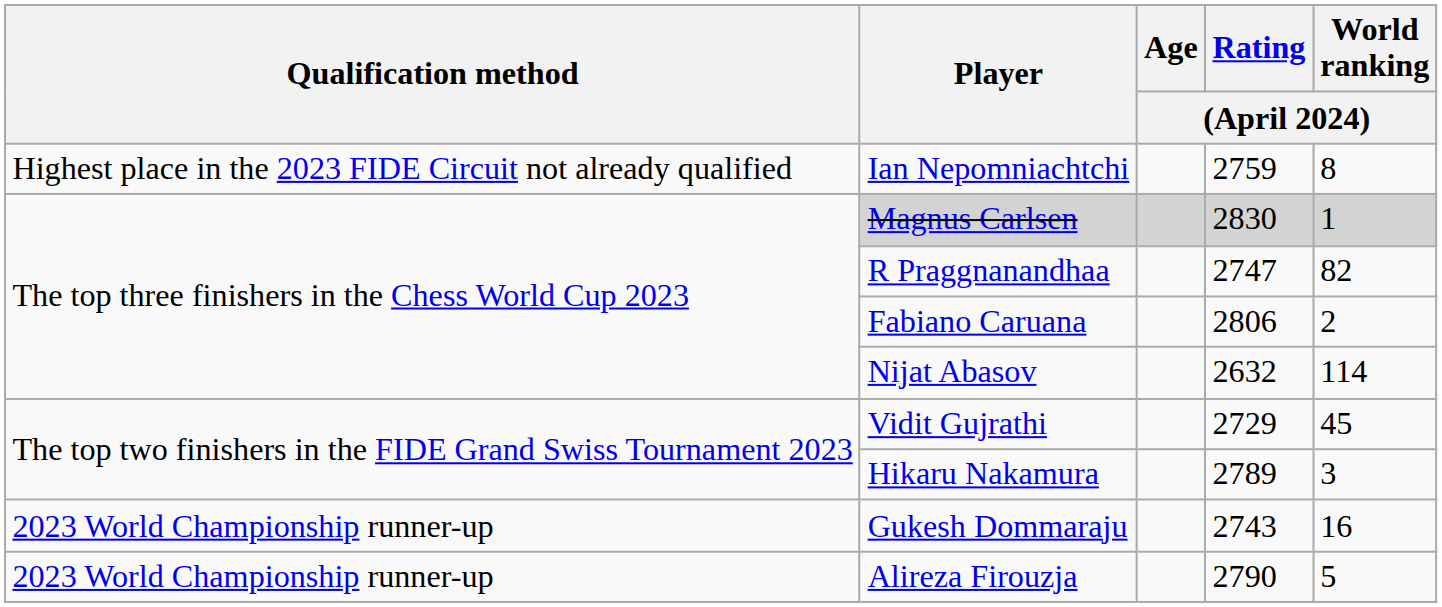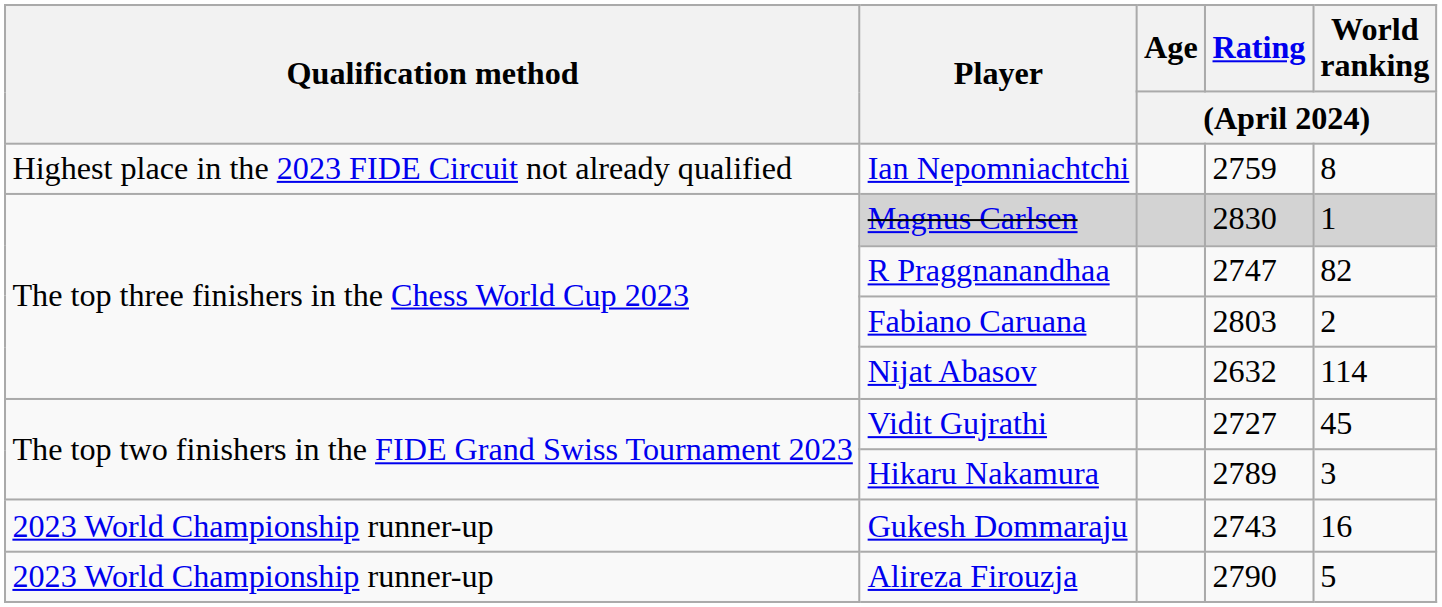(1245, 321) 2806 -> (1245, 321) 2803
(1245, 423) 2729 -> (1245, 423) 2727
